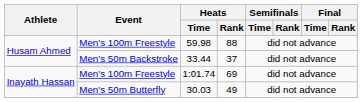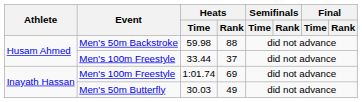(127, 43) Men's 100m Freestyle -> (129, 43) Men's 50m Backstroke
(129, 59) Men's 50m Backstroke -> (127, 59) Men's 100m Freestyle
